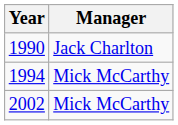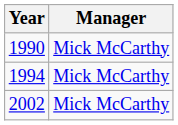(103, 47) Jack Charlton -> (111, 47) Mick McCarthy
